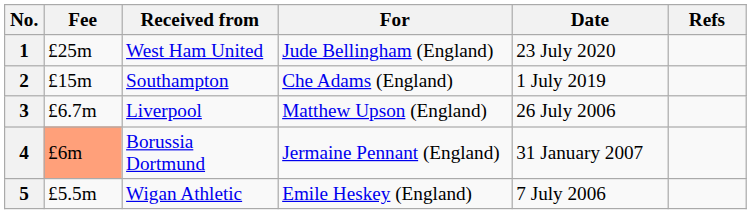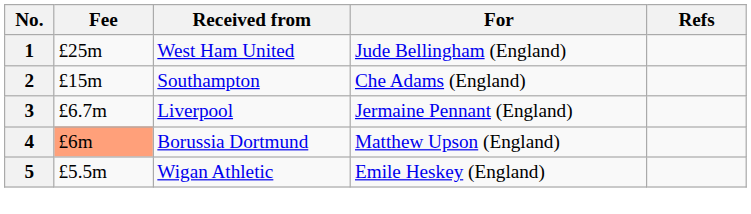- column: (590, 19)
(385, 111) Matthew Upson (England) -> (464, 111) Jermaine Pennant (England)
(391, 152) Jermaine Pennant (England) -> (457, 141) Matthew Upson (England)
